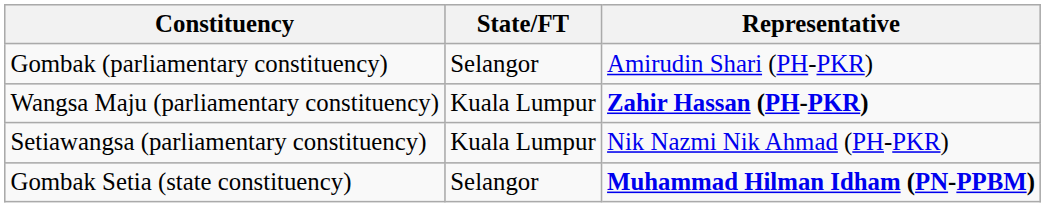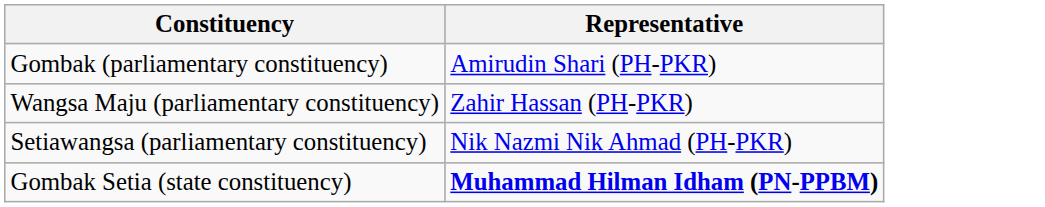- column: (523, 24)
(738, 102) bold -> (572, 102) normal
